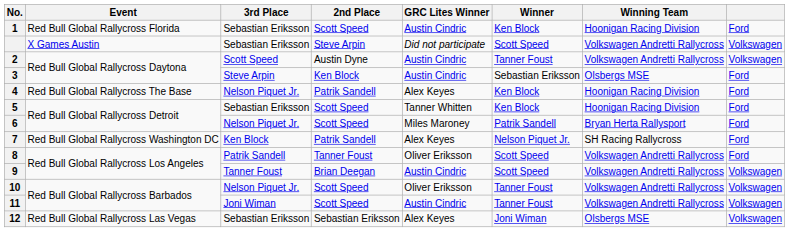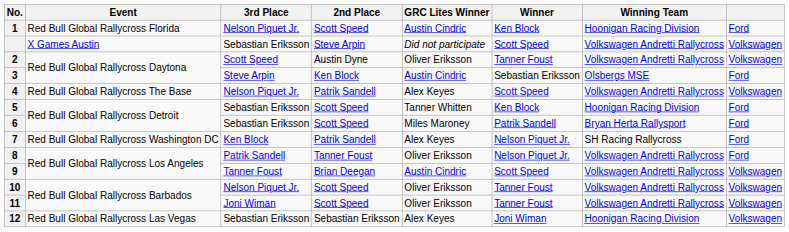(266, 28) Sebastian Eriksson -> (261, 28) Nelson Piquet Jr.
(435, 60) Austin Cindric -> (438, 60) Oliver Eriksson
(517, 92) Ken Block -> (521, 92) Scott Speed
(642, 92) Hoonigan Racing Division -> (654, 92) Volkswagen Andretti Rallycross
(739, 92) Ford -> (755, 92) Volkswagen
(261, 124) Nelson Piquet Jr. -> (266, 124) Sebastian Eriksson
(521, 155) Scott Speed -> (532, 155) Nelson Piquet Jr.
(435, 203) Austin Cindric -> (438, 203) Oliver Eriksson
(617, 219) Olsbergs MSE -> (642, 219) Hoonigan Racing Division
